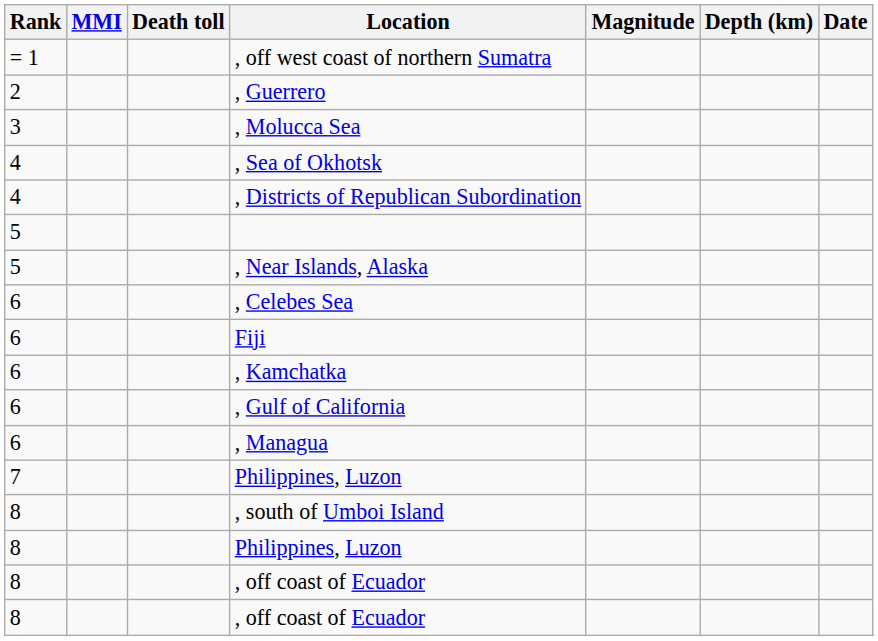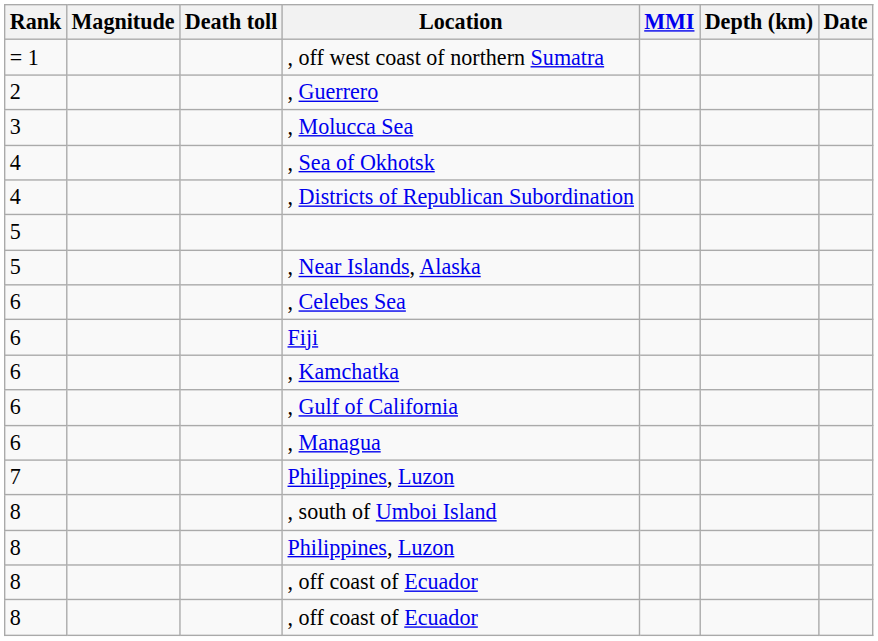columns swapped: (643, 22) <-> (97, 22)
